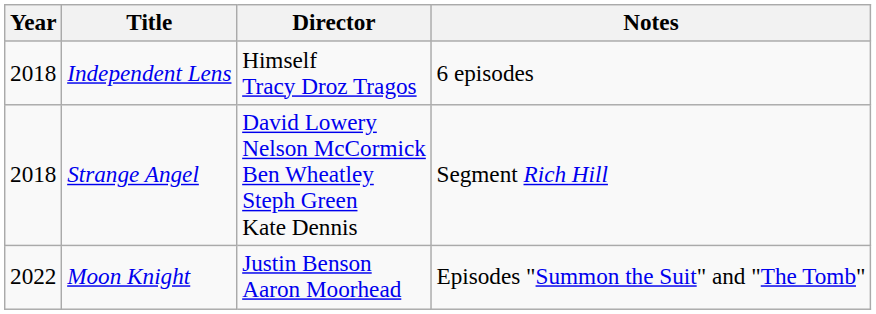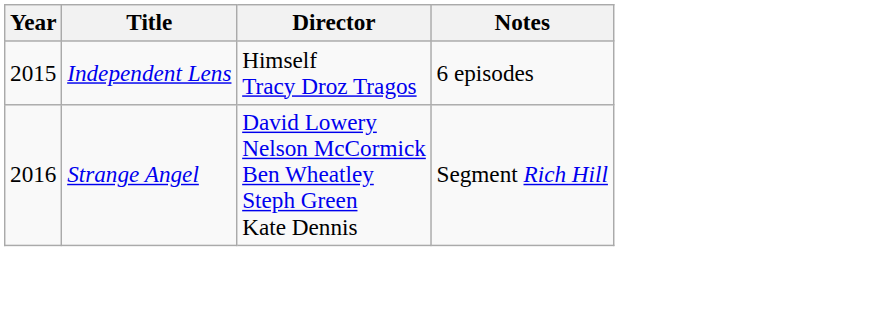(33, 72) 2018 -> (33, 72) 2015
(33, 174) 2018 -> (33, 174) 2016
- row: (129, 276)
